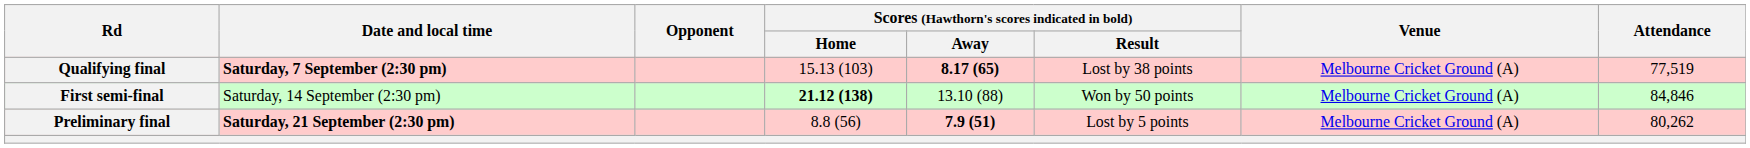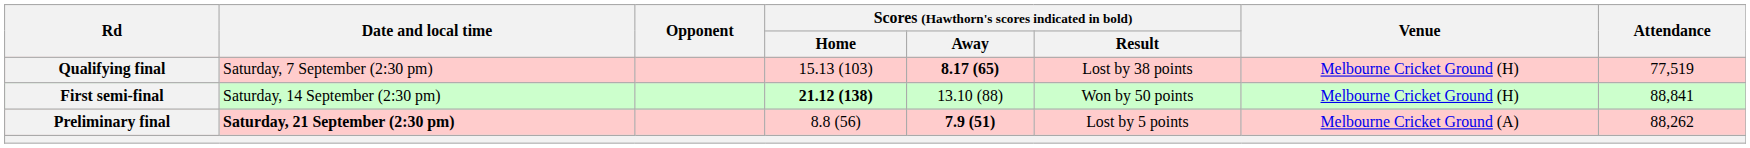(335, 70) bold -> (328, 70) normal
(1420, 70) Melbourne Cricket Ground (A) -> (1420, 70) Melbourne Cricket Ground (H)
(1420, 96) Melbourne Cricket Ground (A) -> (1420, 96) Melbourne Cricket Ground (H)
(1672, 96) 84,846 -> (1672, 96) 88,841
(1672, 122) 80,262 -> (1672, 122) 88,262
